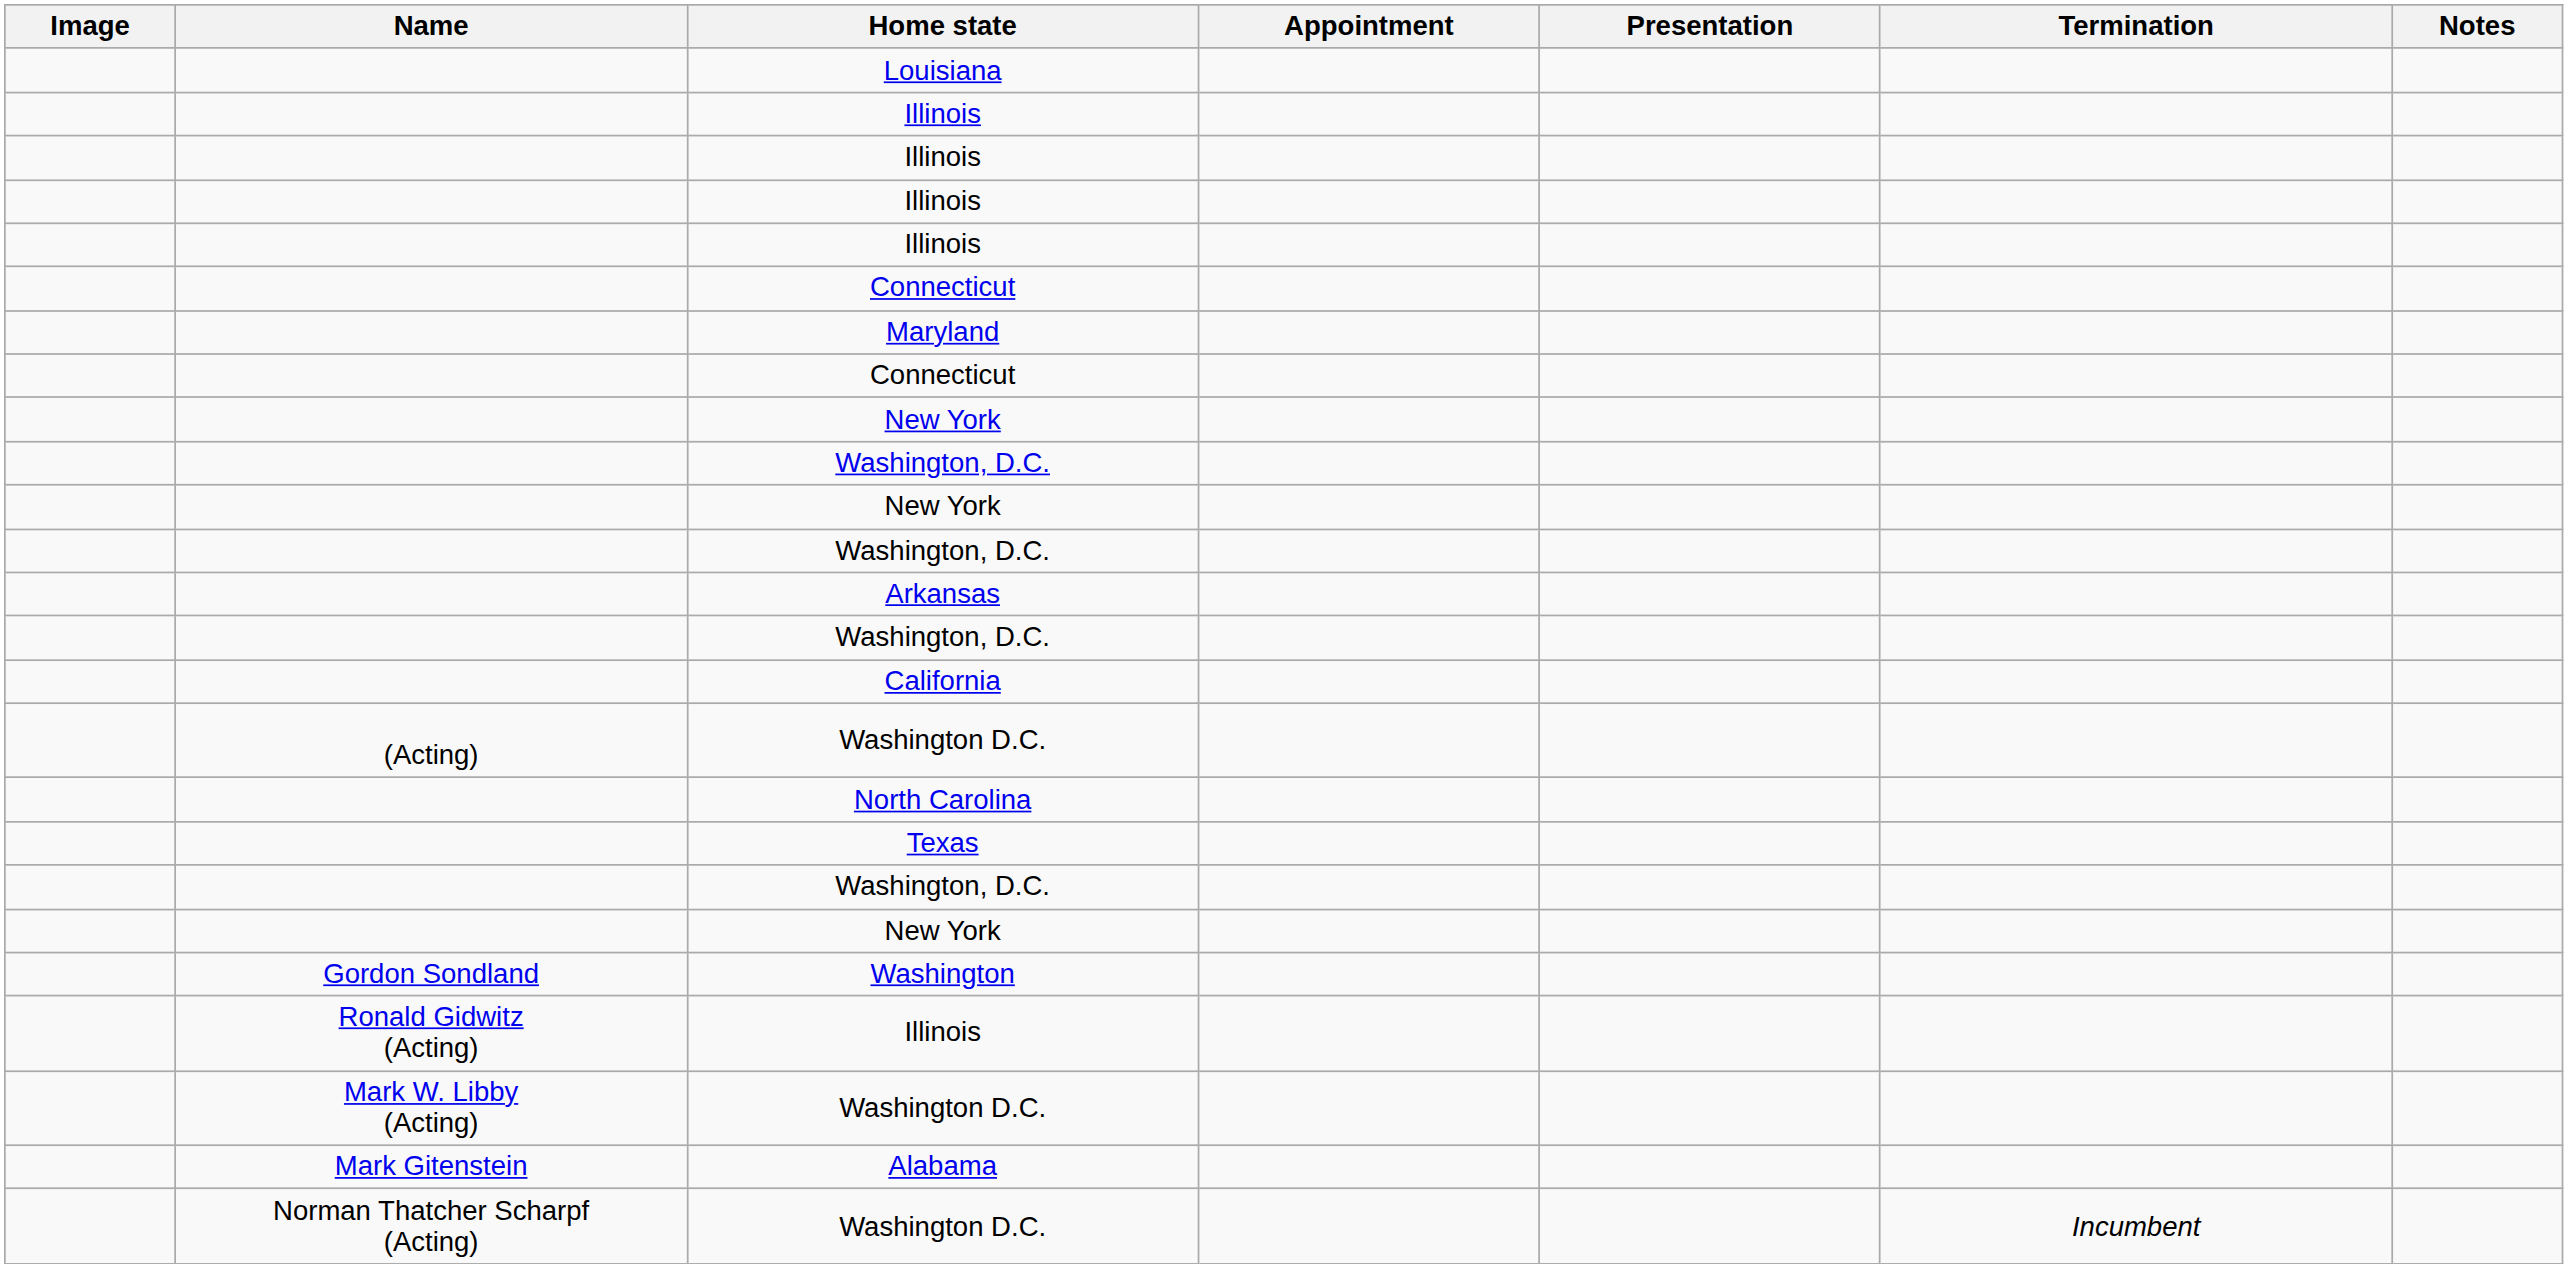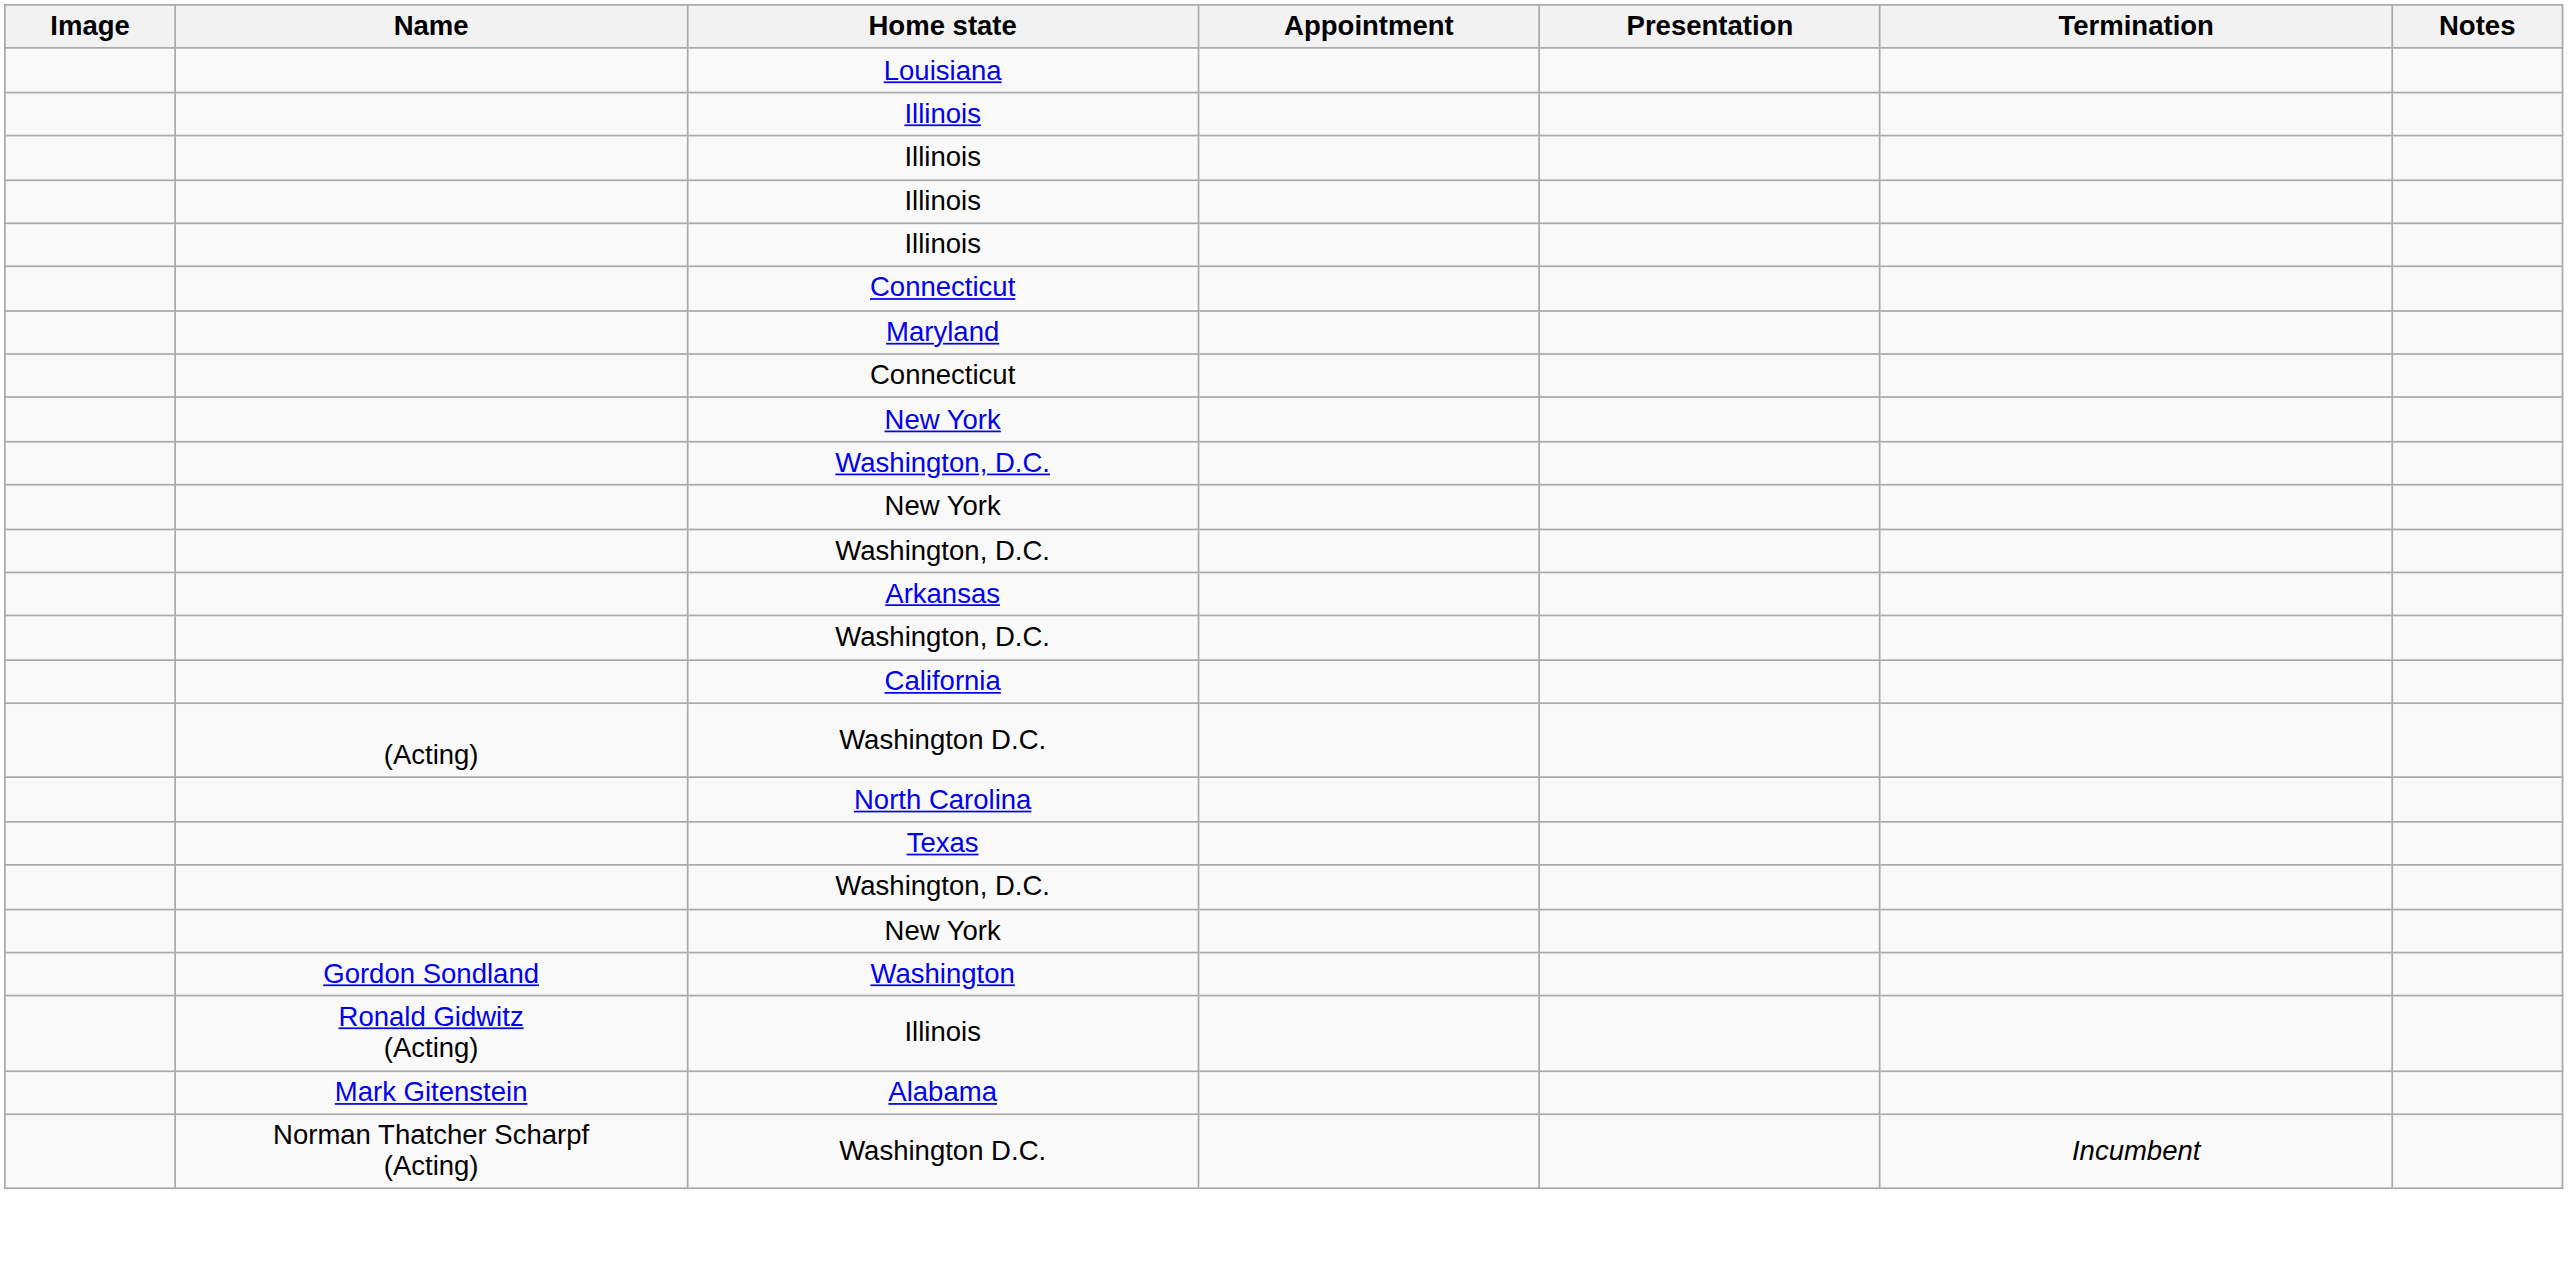- row: (431, 1107)
